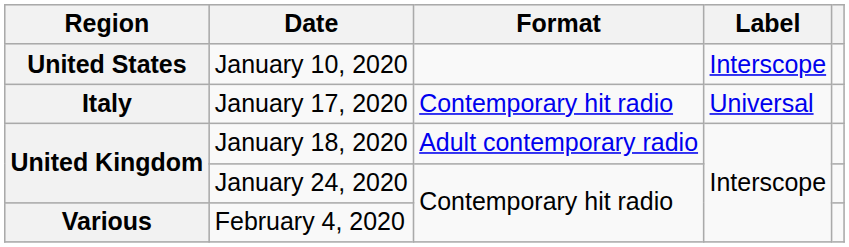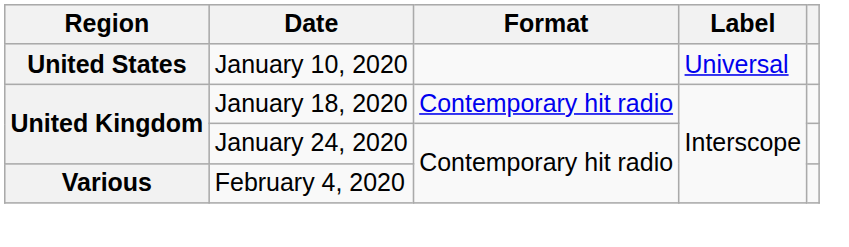(768, 63) Interscope -> (737, 63) Universal
- row: (311, 103)
(559, 143) Adult contemporary radio -> (546, 103) Contemporary hit radio
